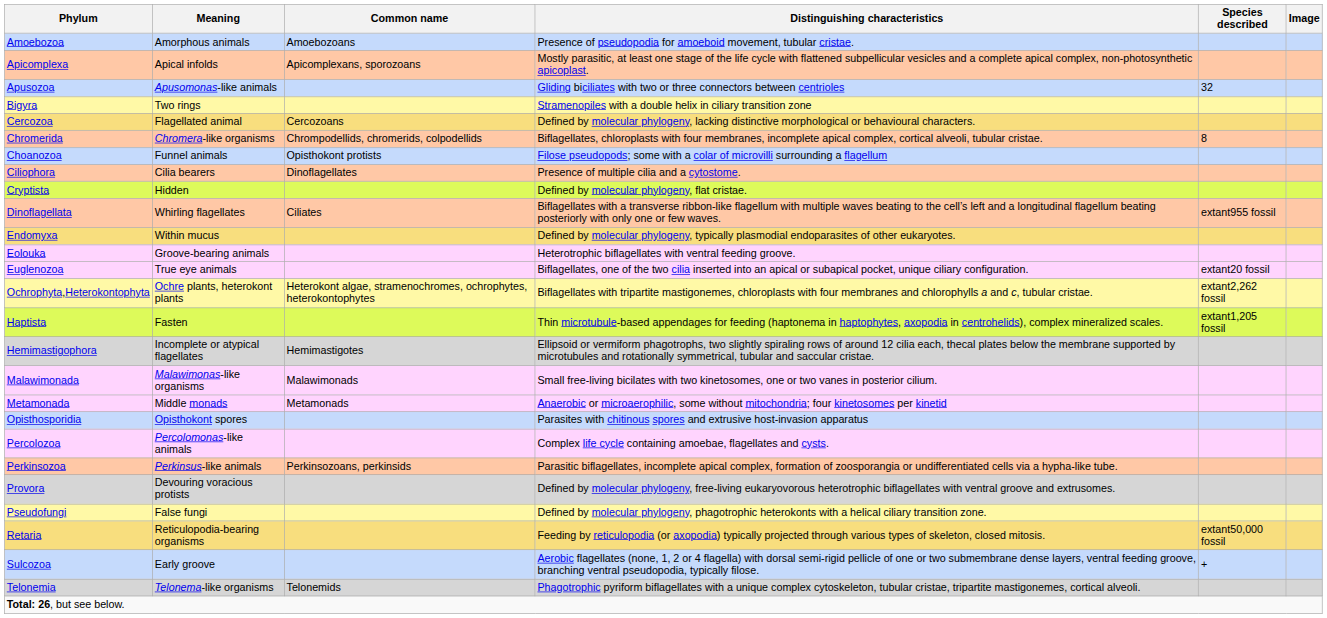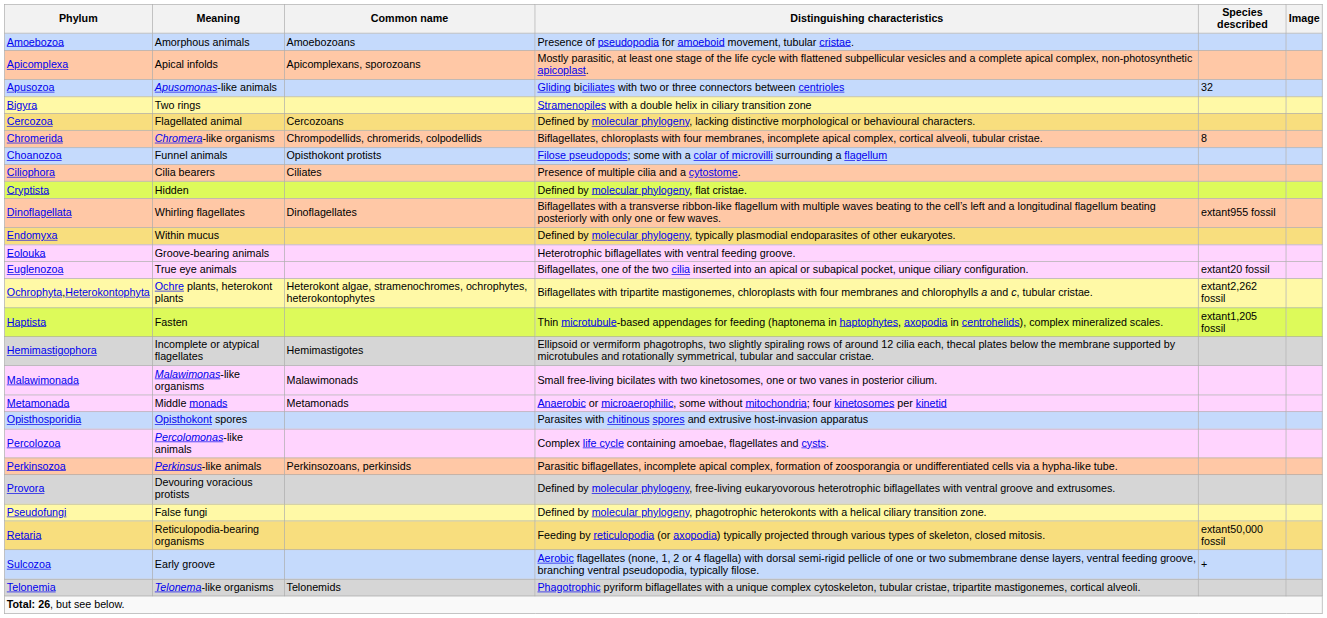(322, 173) Dinoflagellates -> (304, 173) Ciliates
(304, 213) Ciliates -> (322, 213) Dinoflagellates
